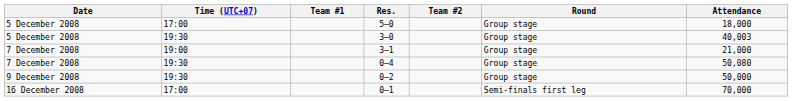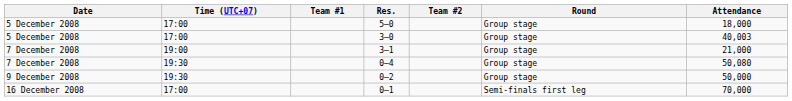(176, 37) 19:30 -> (176, 37) 17:00
